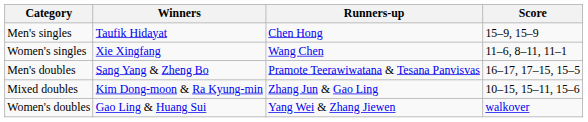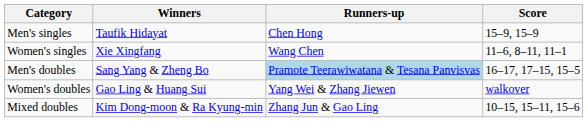(374, 70) no background -> (374, 70) lightblue background
rows swapped: (49, 107) <-> (43, 88)
